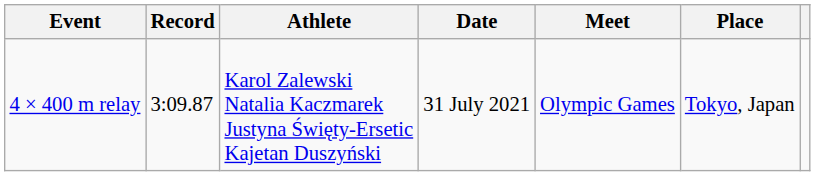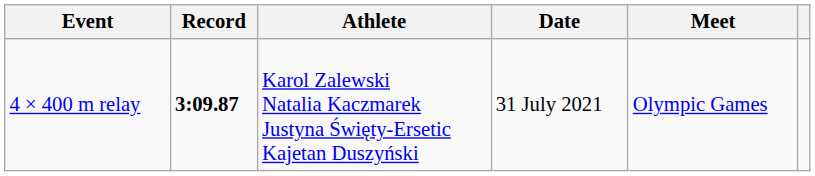- column: (740, 21)
(182, 104) normal -> (207, 104) bold
